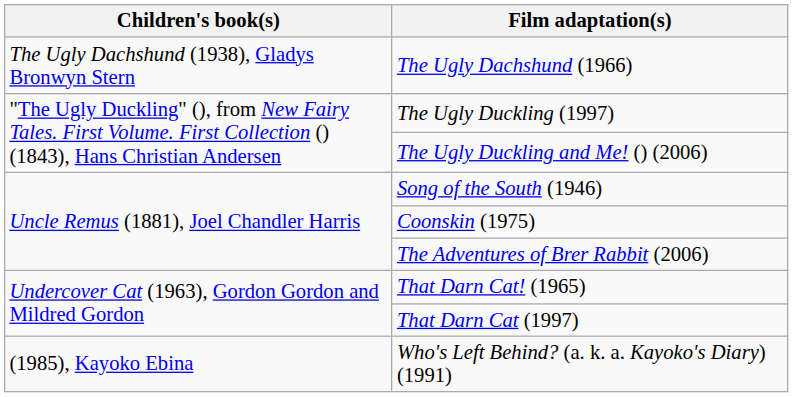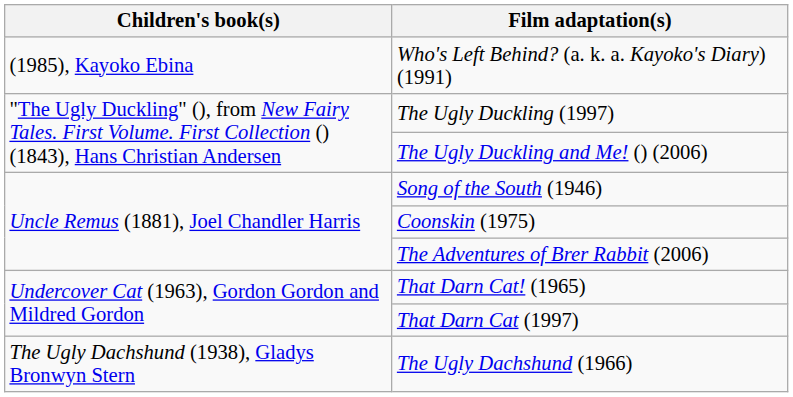rows swapped: (515, 65) <-> (581, 364)
